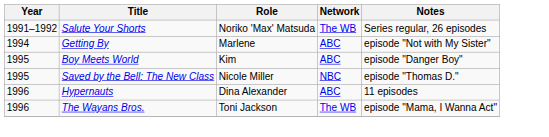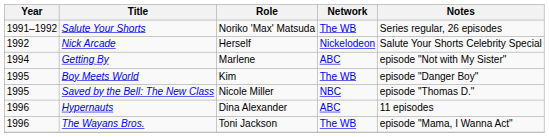+ row: (89, 44)
(330, 60) ABC -> (338, 76) The WB
